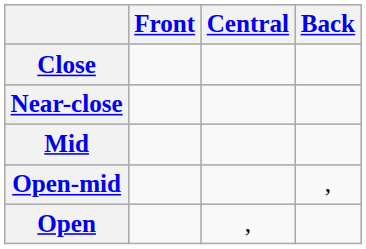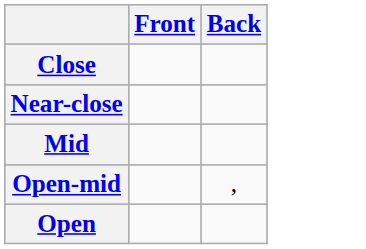- column: (248, 24)
